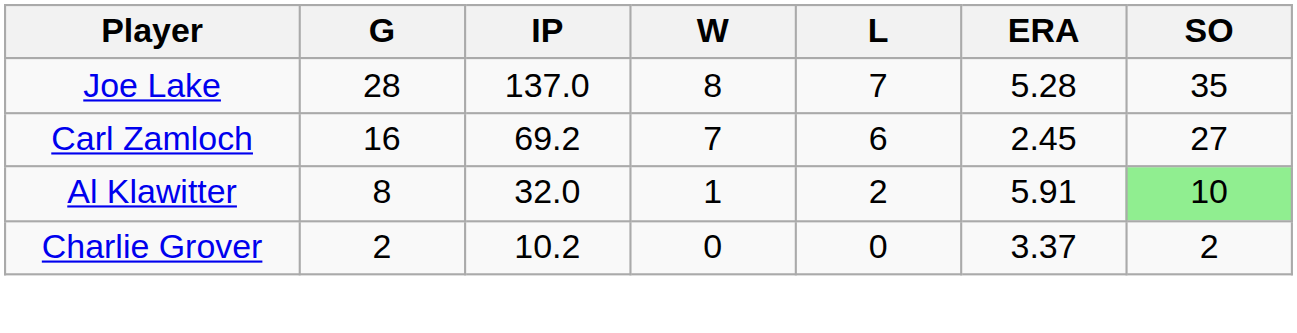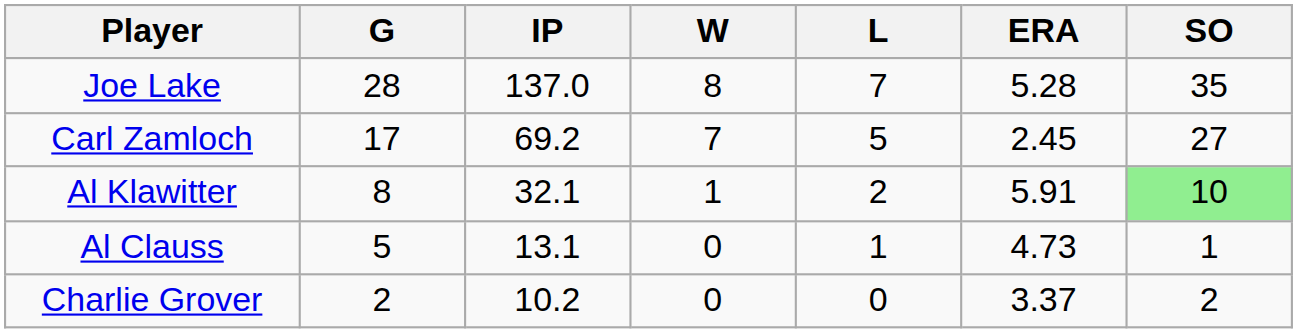(382, 138) 16 -> (382, 138) 17
(878, 138) 6 -> (878, 138) 5
(547, 192) 32.0 -> (547, 192) 32.1
+ row: (152, 246)
